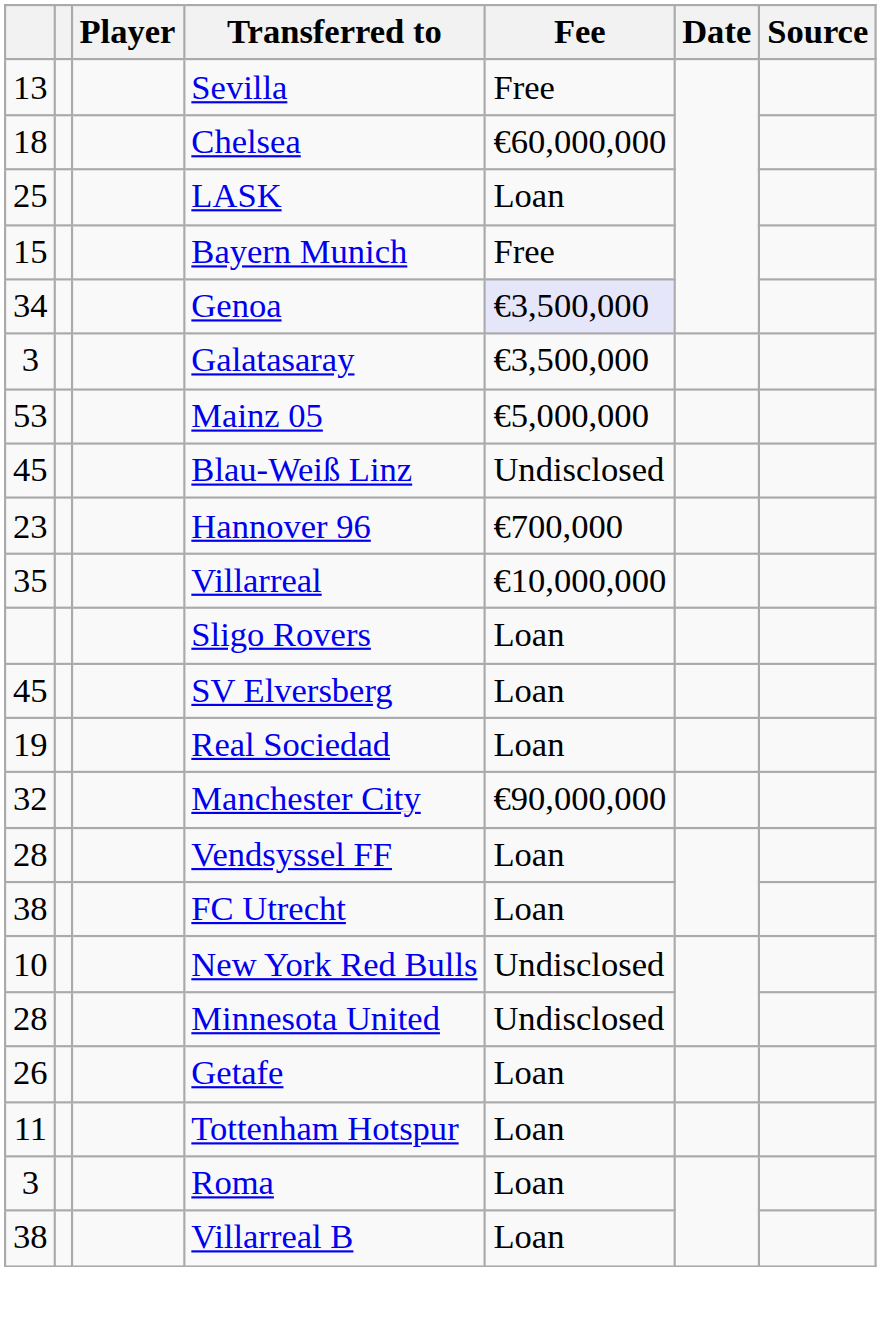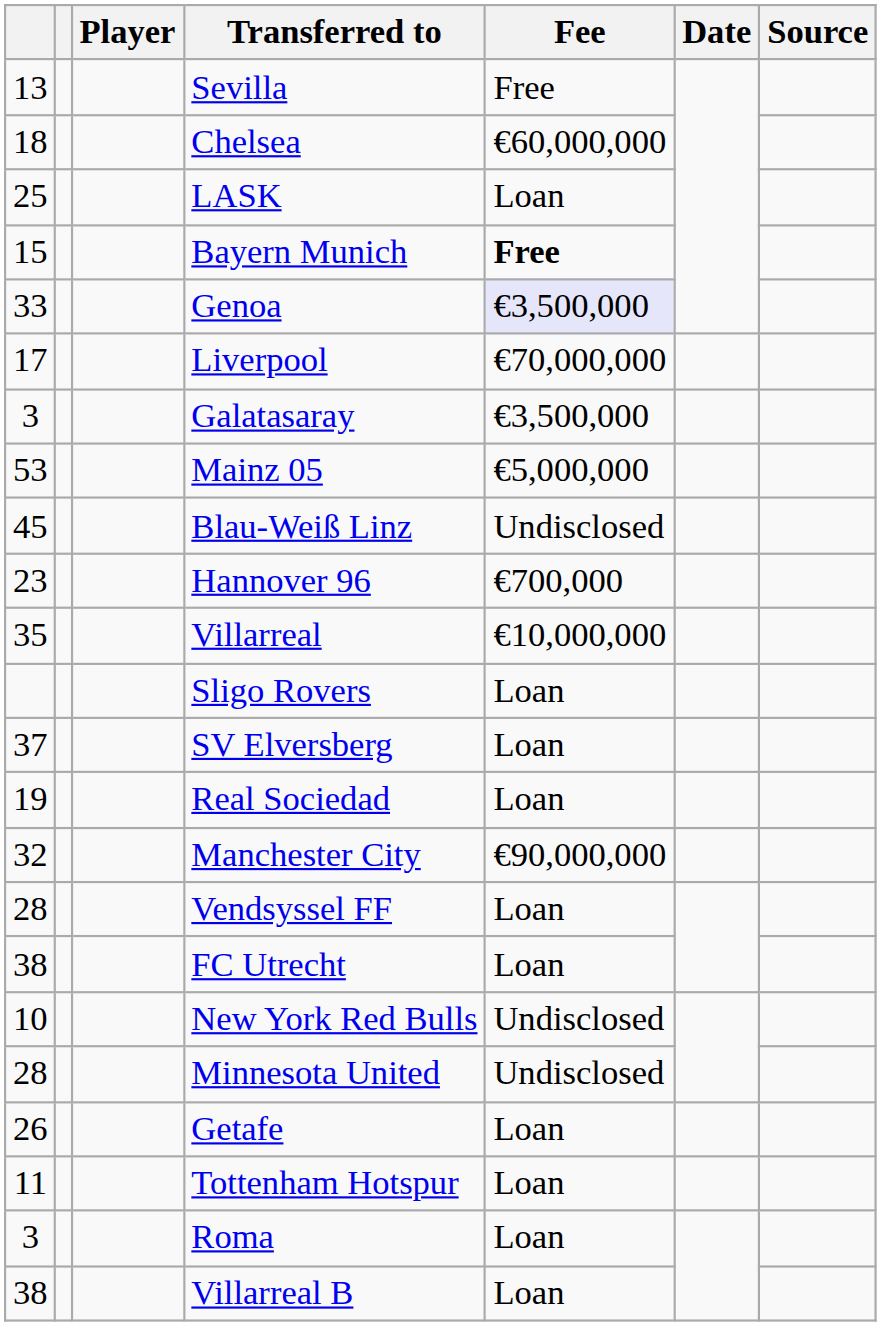(524, 251) normal -> (527, 251) bold
(30, 305) 34 -> (30, 305) 33
+ row: (259, 360)
(30, 689) 45 -> (30, 744) 37
